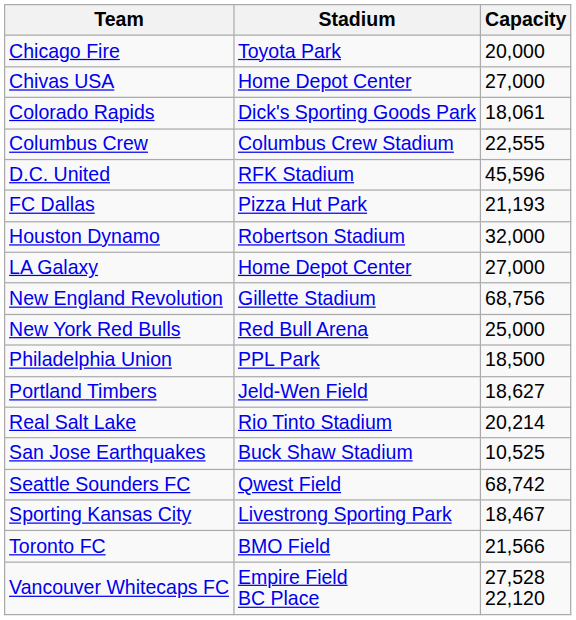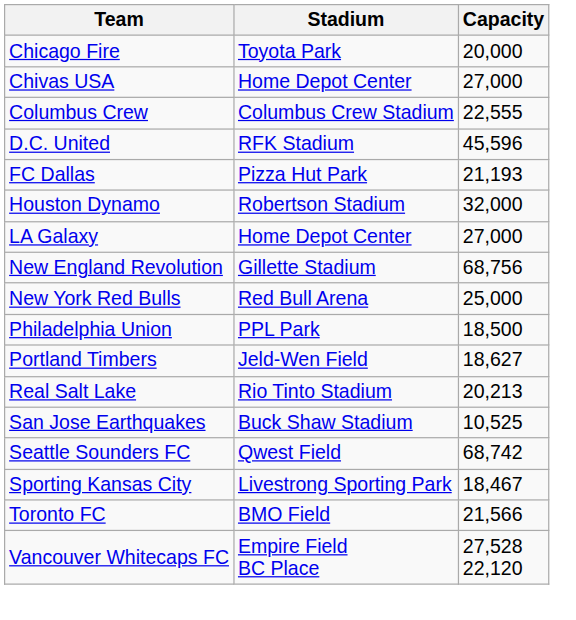- row: (82, 112)
(515, 422) 20,214 -> (493, 391) 20,213
